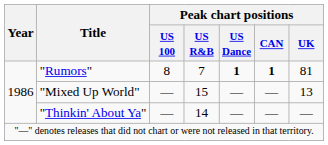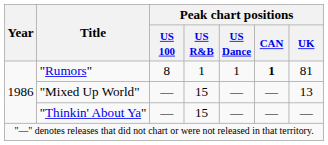(202, 71) 7 -> (202, 71) 1
(237, 71) bold -> (237, 71) normal
(202, 112) 14 -> (202, 112) 15
